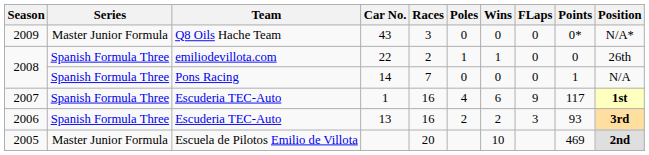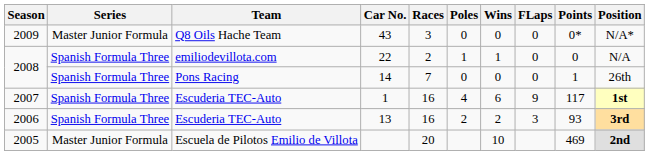(620, 56) 26th -> (620, 56) N/A
(620, 77) N/A -> (620, 77) 26th
